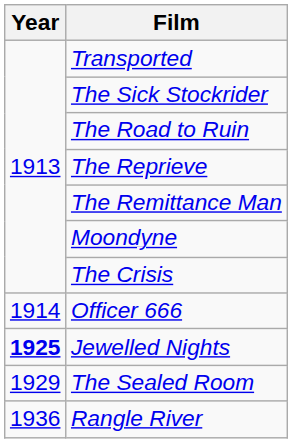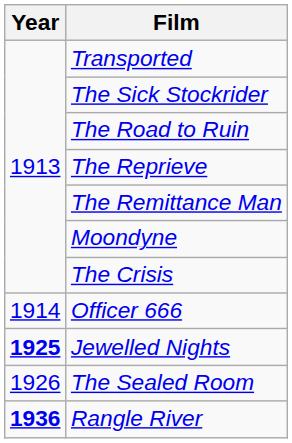(35, 382) 1929 -> (35, 382) 1926
(35, 418) normal -> (35, 418) bold
